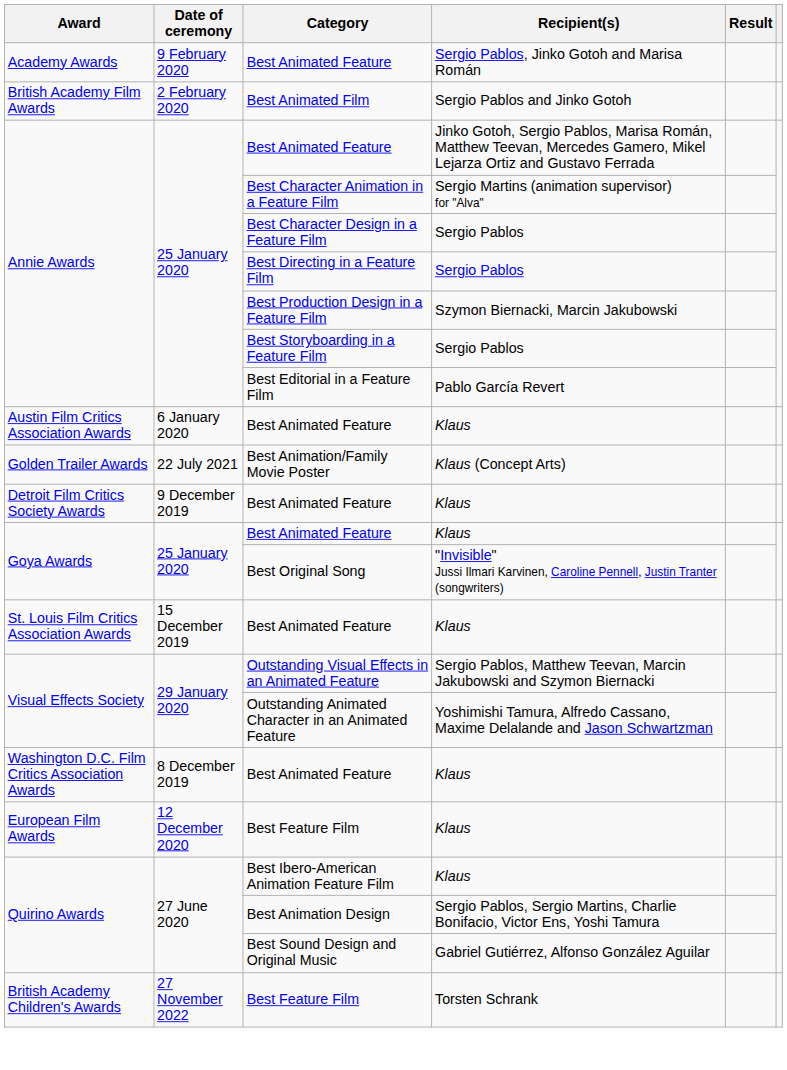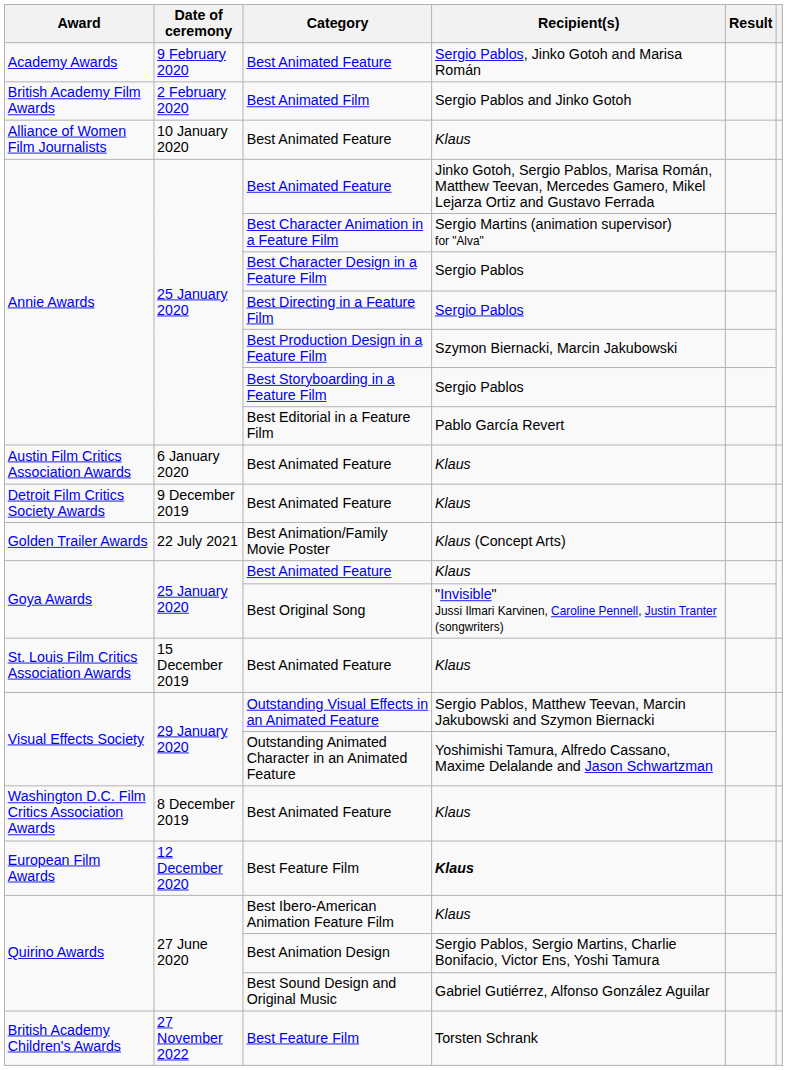+ row: (67, 139)
rows swapped: (66, 503) <-> (78, 464)
(453, 829) normal -> (454, 867) bold
